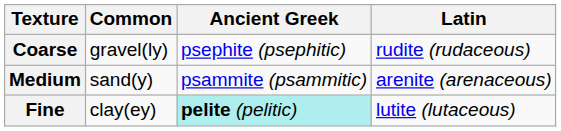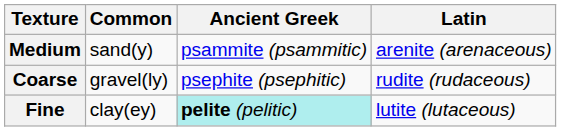rows swapped: (45, 49) <-> (45, 79)
